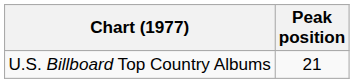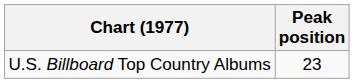(312, 64) 21 -> (312, 64) 23
